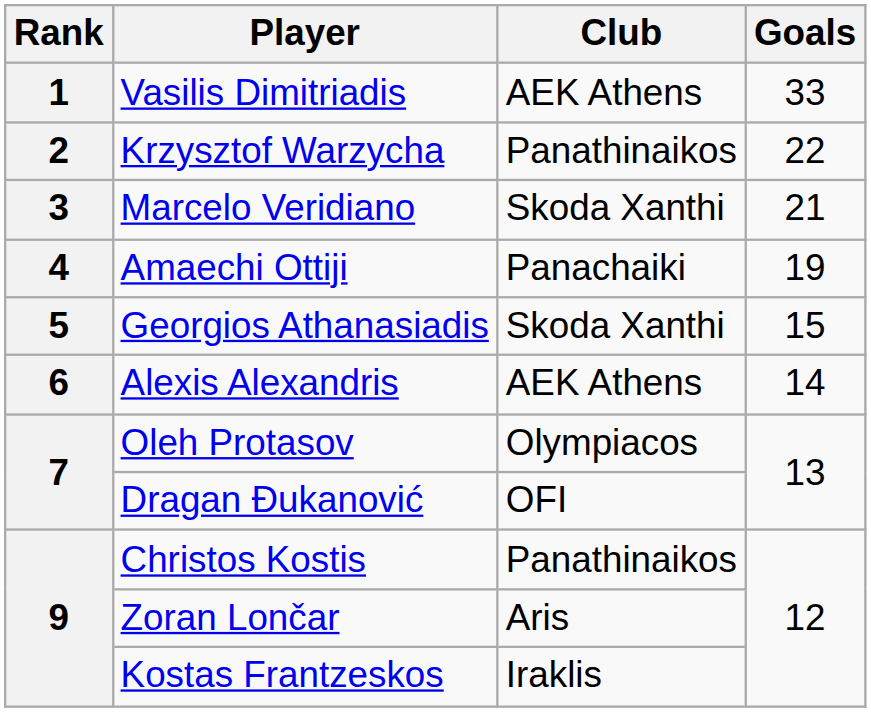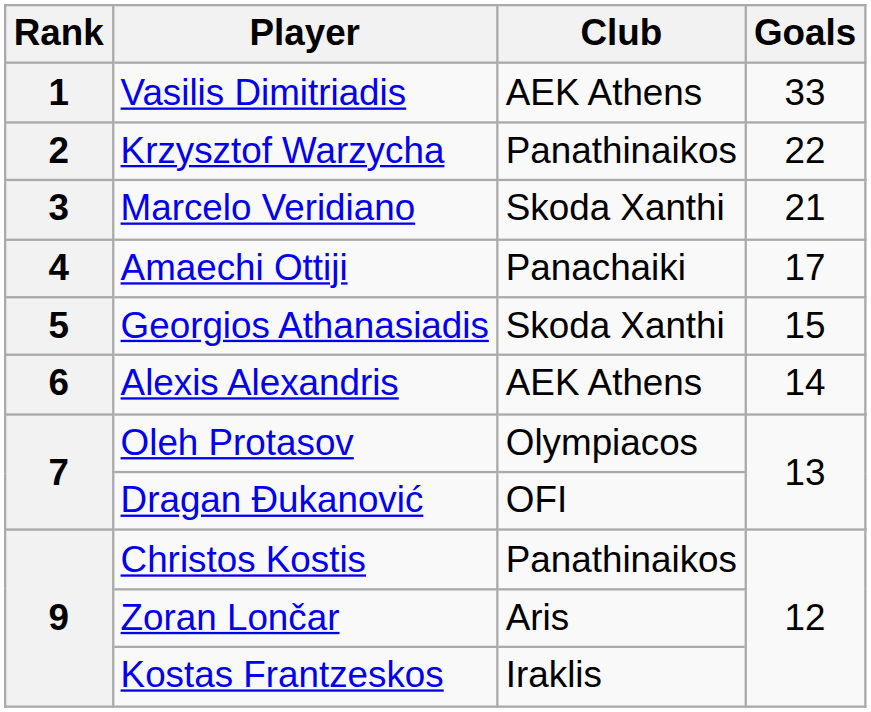(805, 267) 19 -> (805, 267) 17
